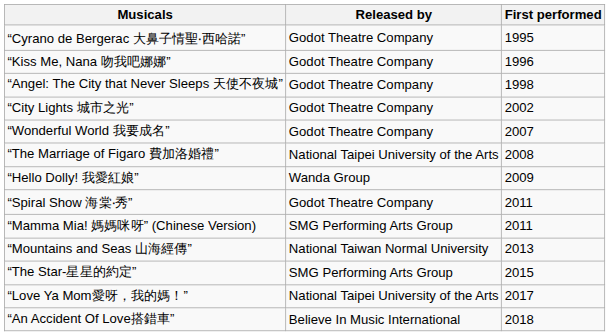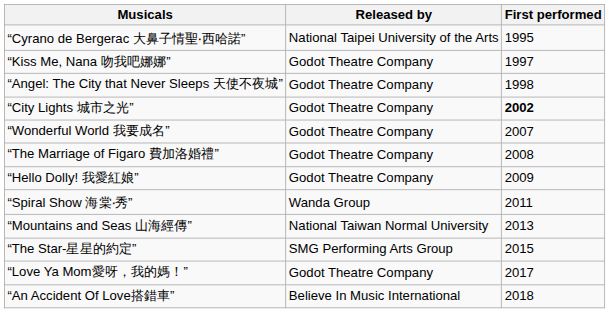(361, 37) Godot Theatre Company -> (394, 37) National Taipei University of the Arts
(519, 61) 1996 -> (519, 61) 1997
(519, 108) normal -> (519, 108) bold
(394, 154) National Taipei University of the Arts -> (361, 154) Godot Theatre Company
(329, 178) Wanda Group -> (361, 178) Godot Theatre Company
(361, 202) Godot Theatre Company -> (329, 202) Wanda Group
- row: (132, 225)
(394, 296) National Taipei University of the Arts -> (361, 272) Godot Theatre Company
